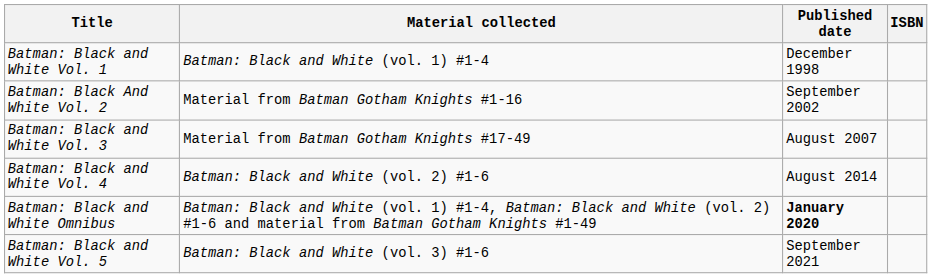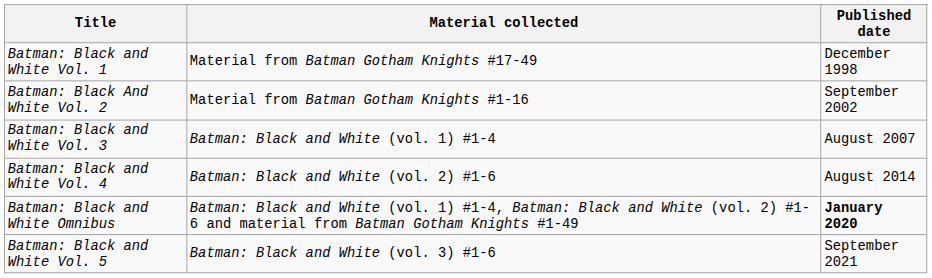- column: (907, 24)
(336, 62) Batman: Black and White (vol. 1) #1-4 -> (364, 62) Material from Batman Gotham Knights #17-49
(357, 139) Material from Batman Gotham Knights #17-49 -> (343, 139) Batman: Black and White (vol. 1) #1-4
